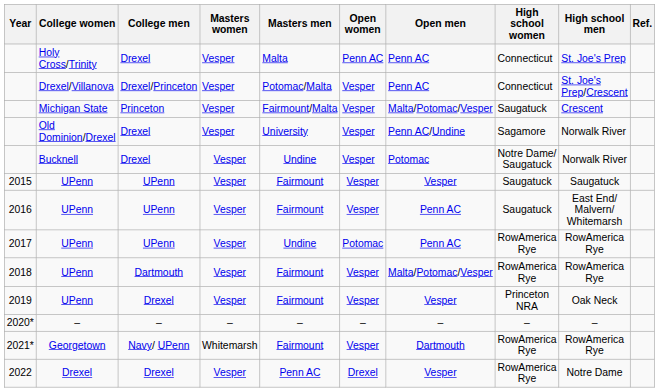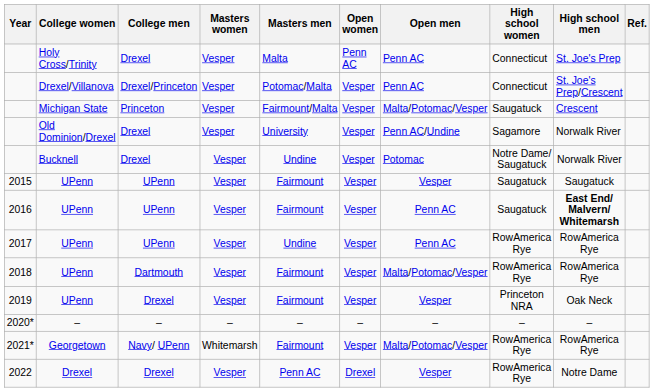(595, 210) normal -> (589, 210) bold
(363, 244) Potomac -> (360, 244) Vesper
(440, 345) Dartmouth -> (435, 345) Malta/Potomac/Vesper
